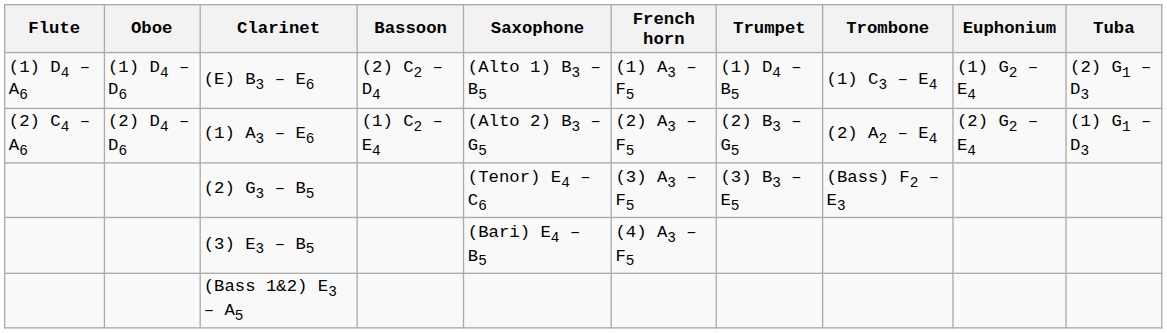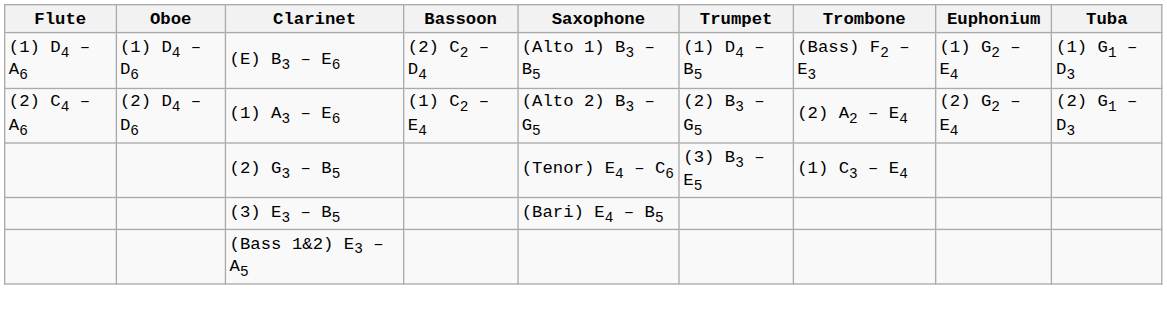- column: (664, 29)
(882, 80) (1) C3 – E4 -> (853, 60) (Bass) F2 – E3
(1111, 80) (2) G1 – D3 -> (1097, 60) (1) G1 – D3
(1111, 135) (1) G1 – D3 -> (1097, 115) (2) G1 – D3
(883, 190) (Bass) F2 – E3 -> (853, 170) (1) C3 – E4
